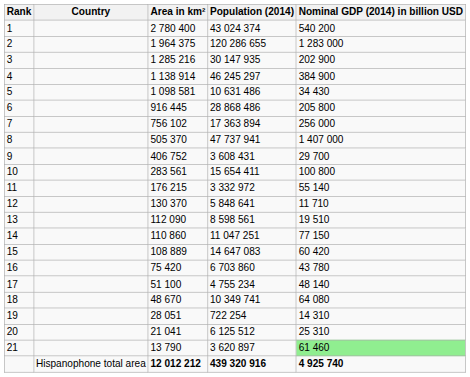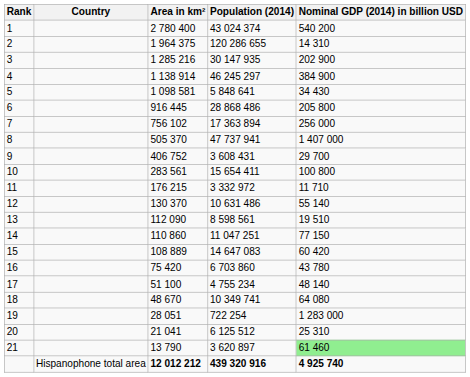(321, 44) 1 283 000 -> (314, 44) 14 310
(235, 92) 10 631 486 -> (232, 92) 5 848 641
(314, 188) 55 140 -> (314, 188) 11 710
(232, 204) 5 848 641 -> (235, 204) 10 631 486
(314, 204) 11 710 -> (314, 204) 55 140
(314, 316) 14 310 -> (321, 316) 1 283 000
